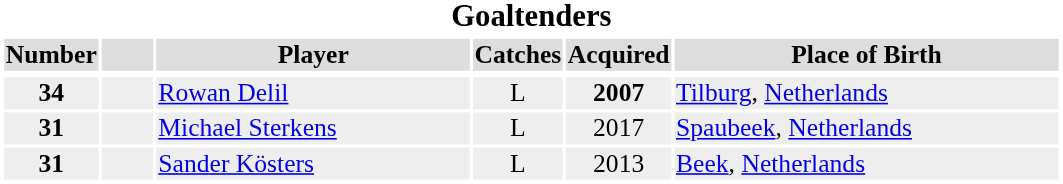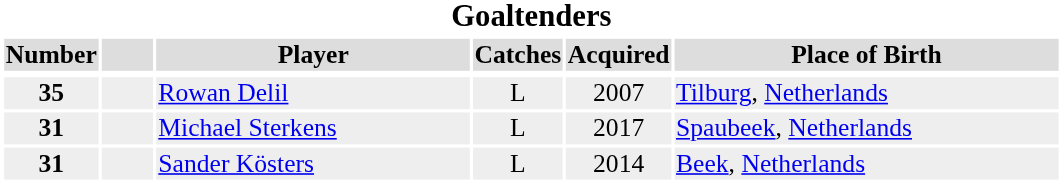(51, 92) 34 -> (51, 92) 35
(619, 92) bold -> (619, 92) normal
(619, 163) 2013 -> (619, 163) 2014
